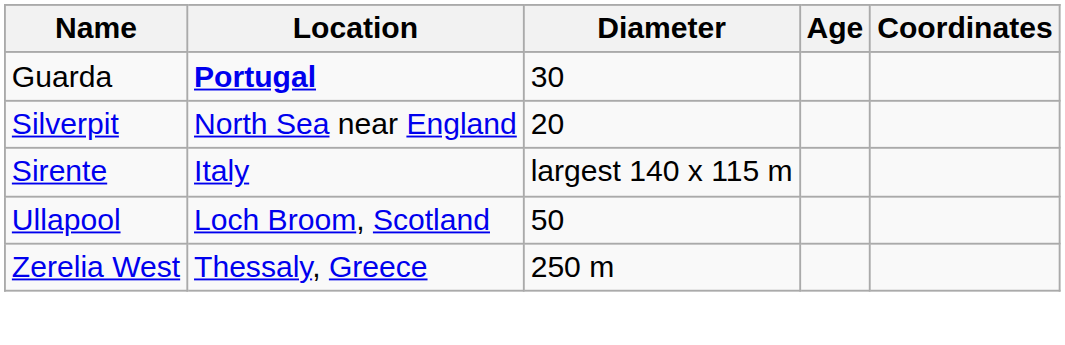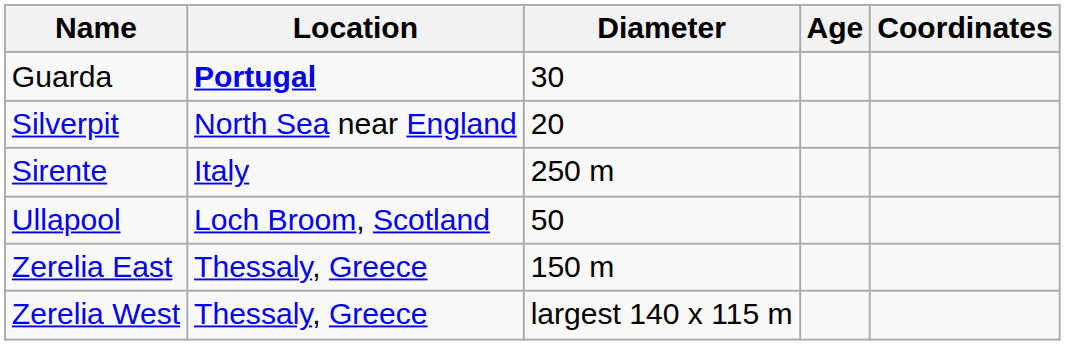(662, 171) largest 140 x 115 m -> (572, 171) 250 m
+ row: (92, 266)
(572, 266) 250 m -> (662, 314) largest 140 x 115 m
